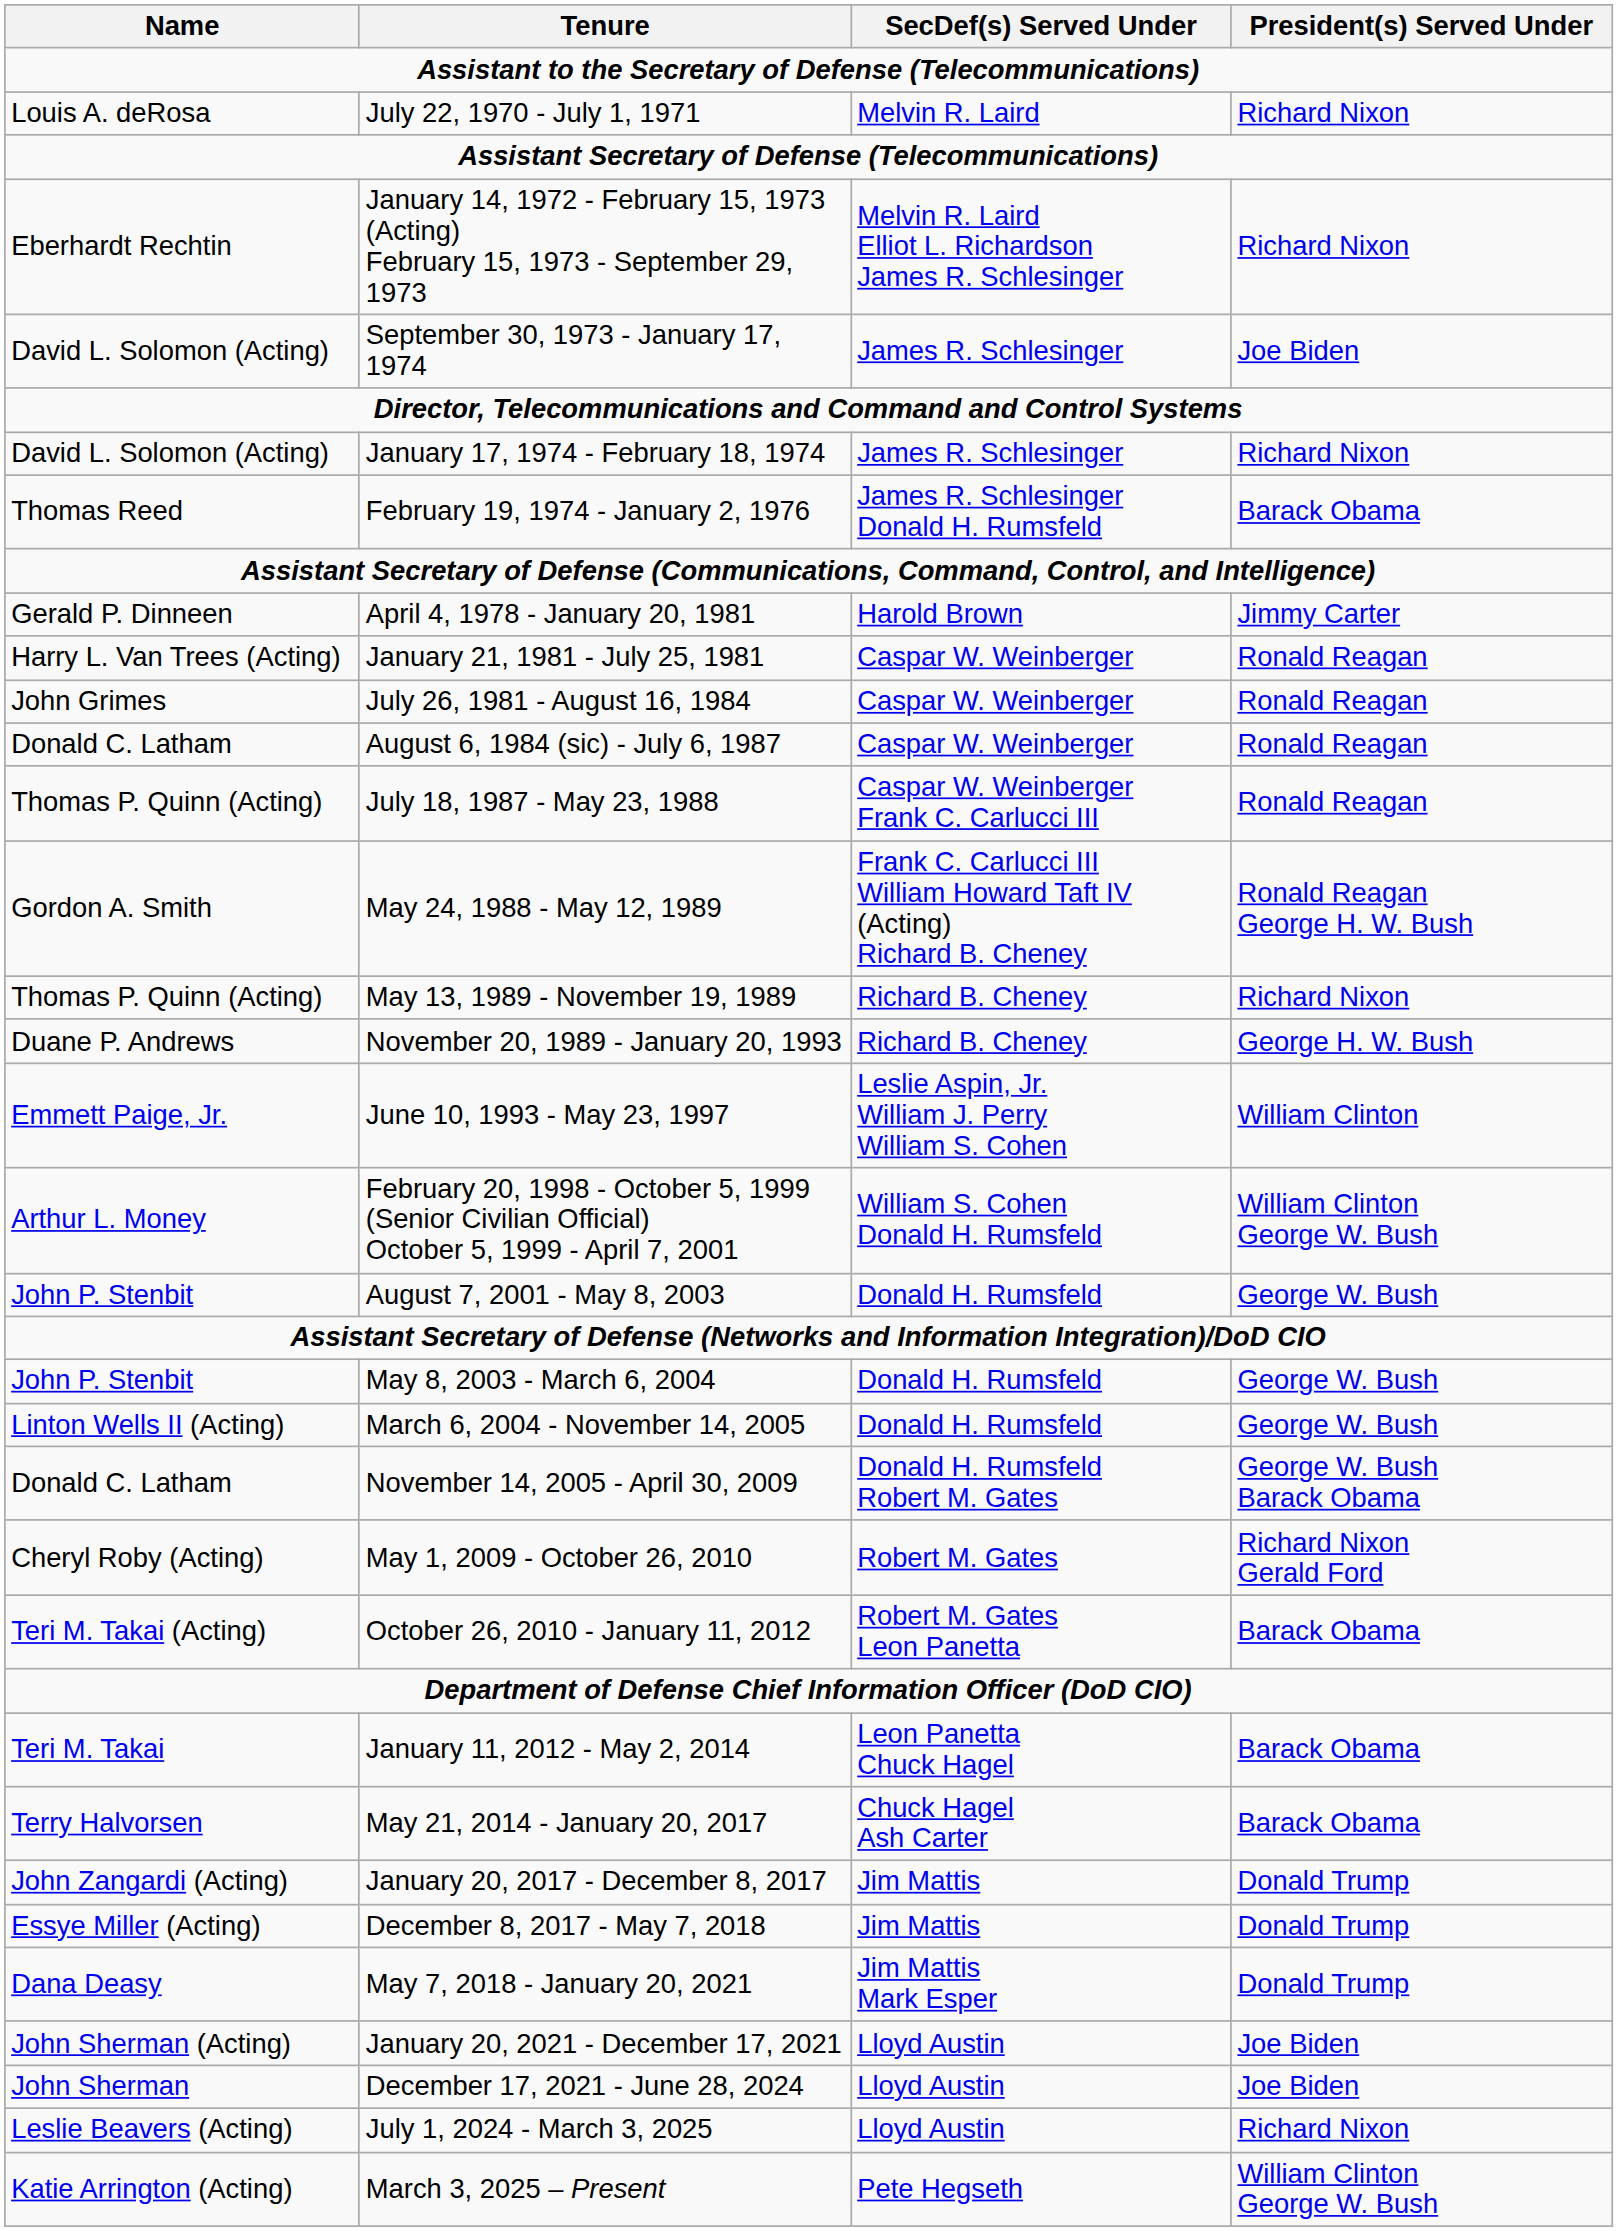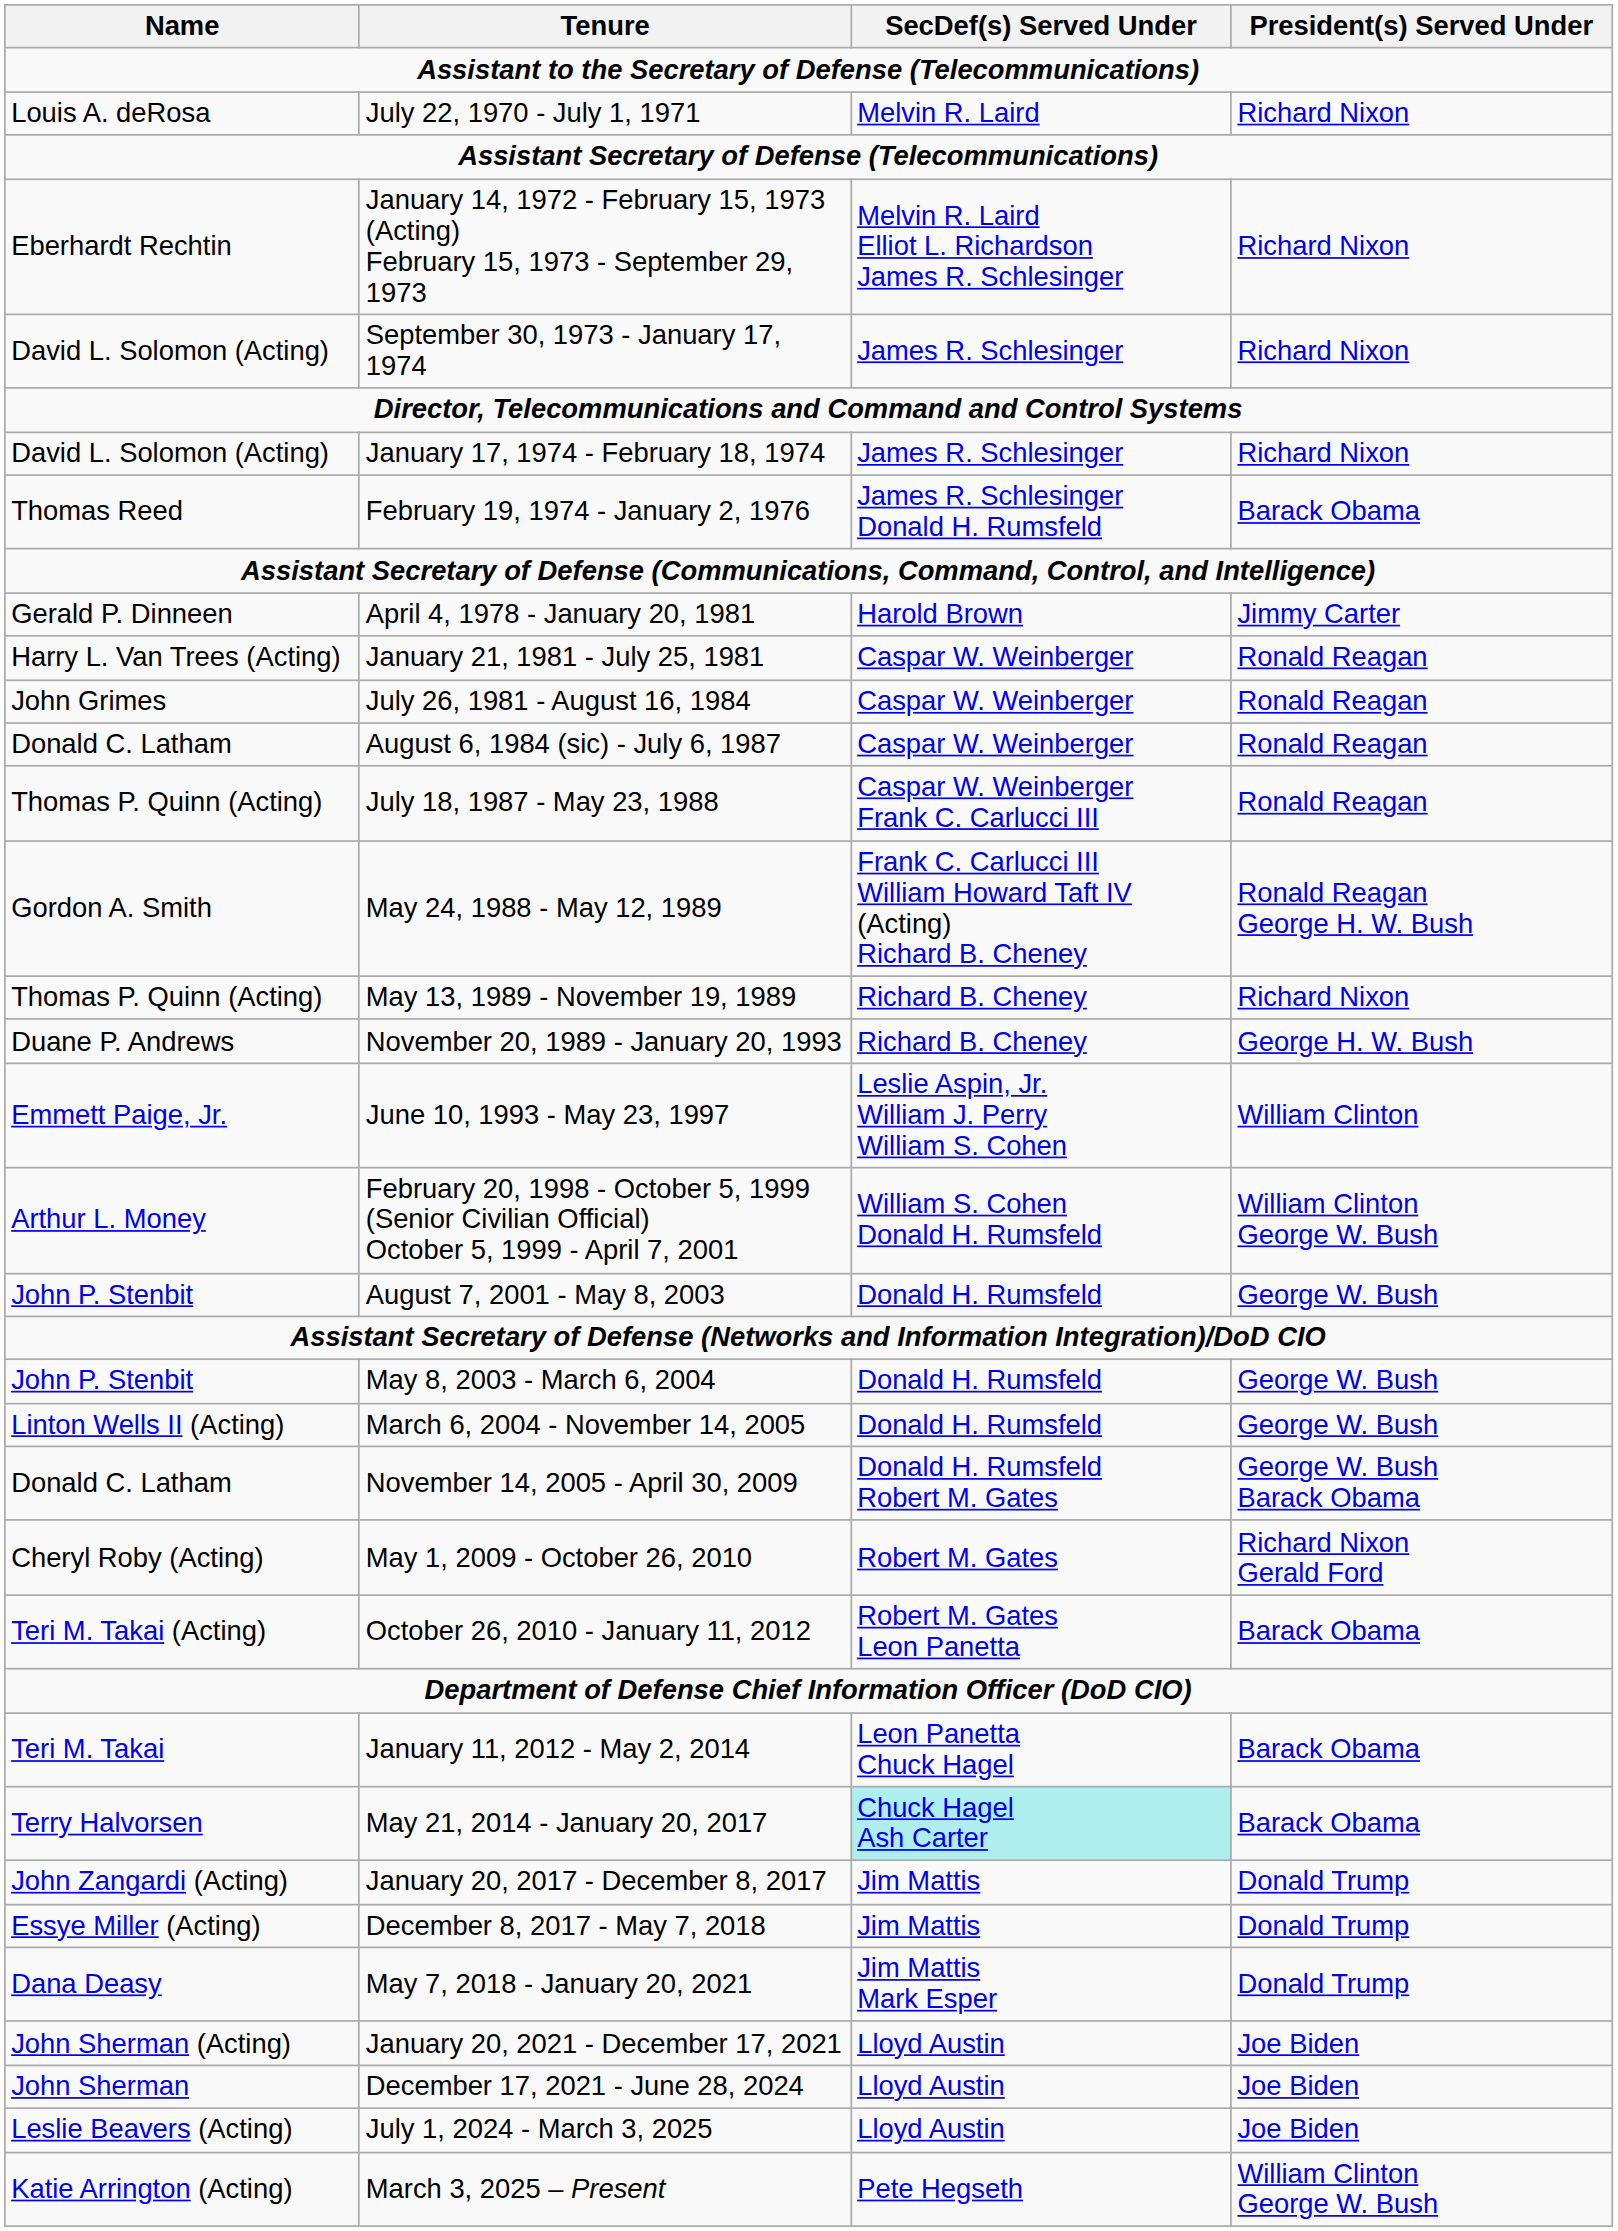(1298, 350) Joe Biden -> (1323, 350) Richard Nixon
(936, 1823) no background -> (936, 1823) paleturquoise background
(1323, 2129) Richard Nixon -> (1298, 2129) Joe Biden
